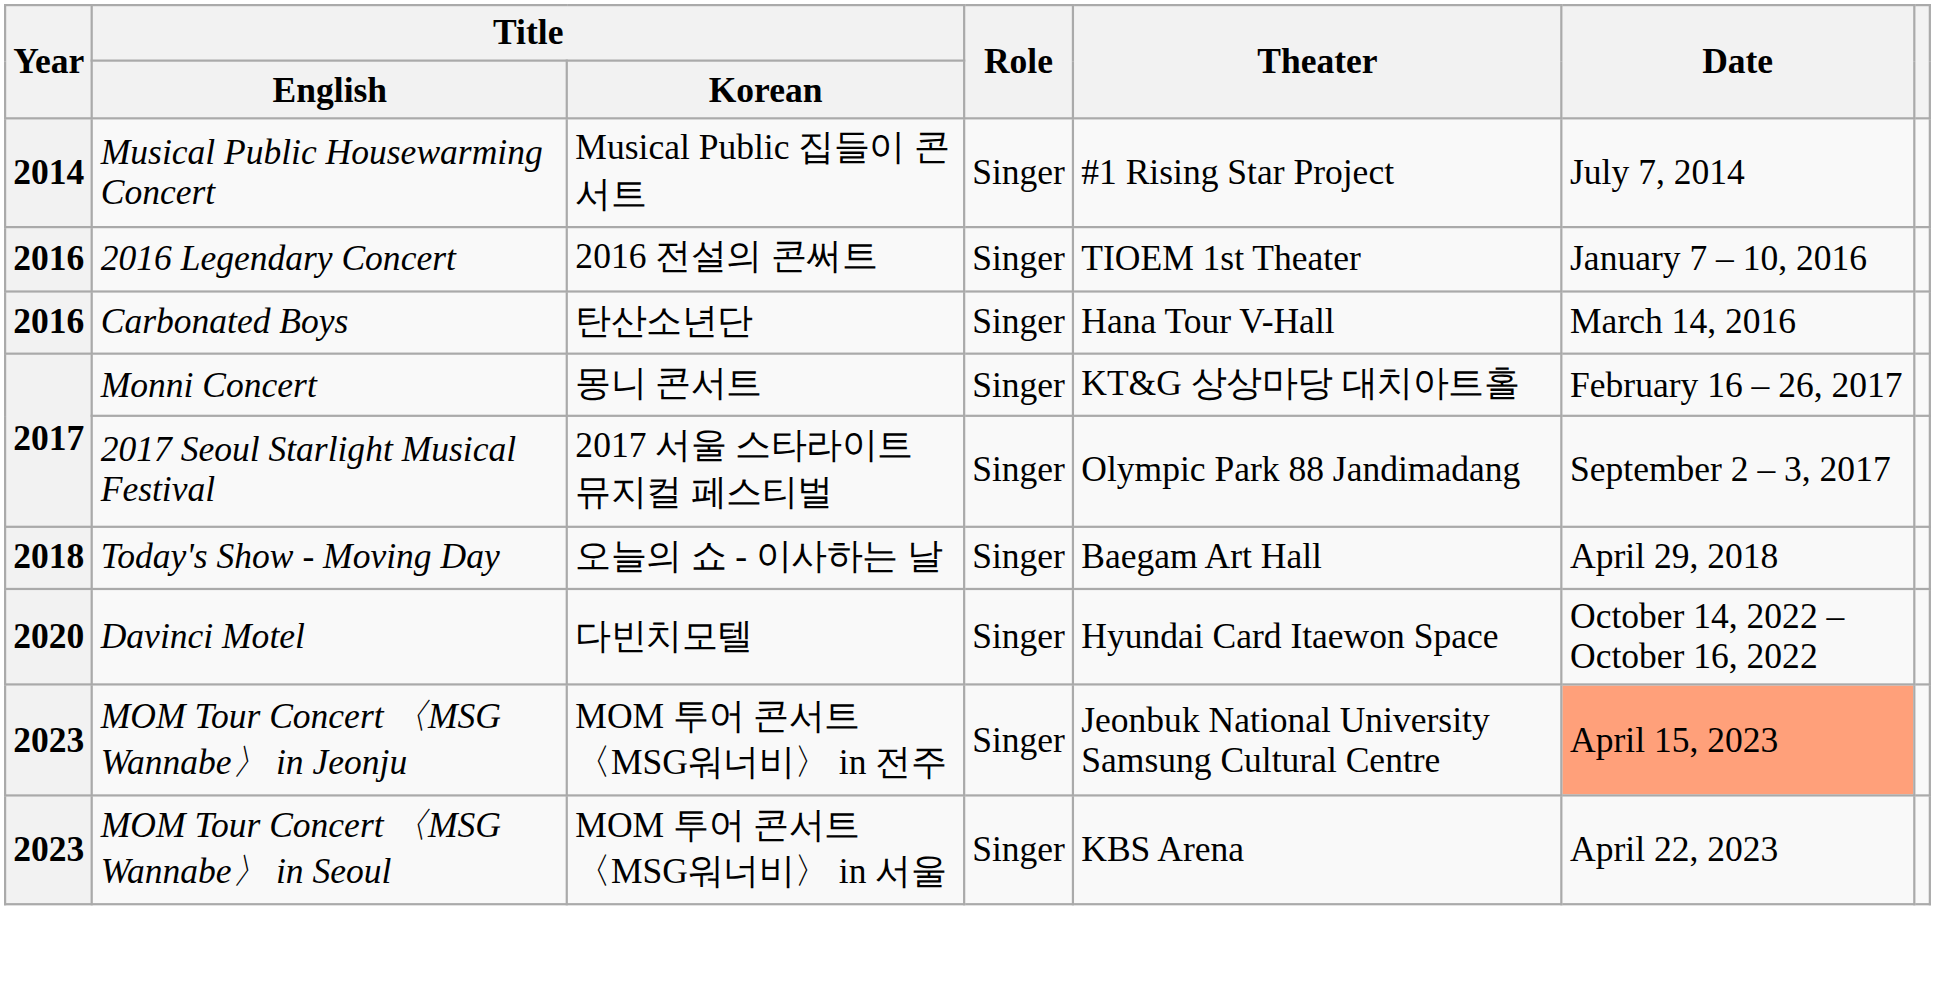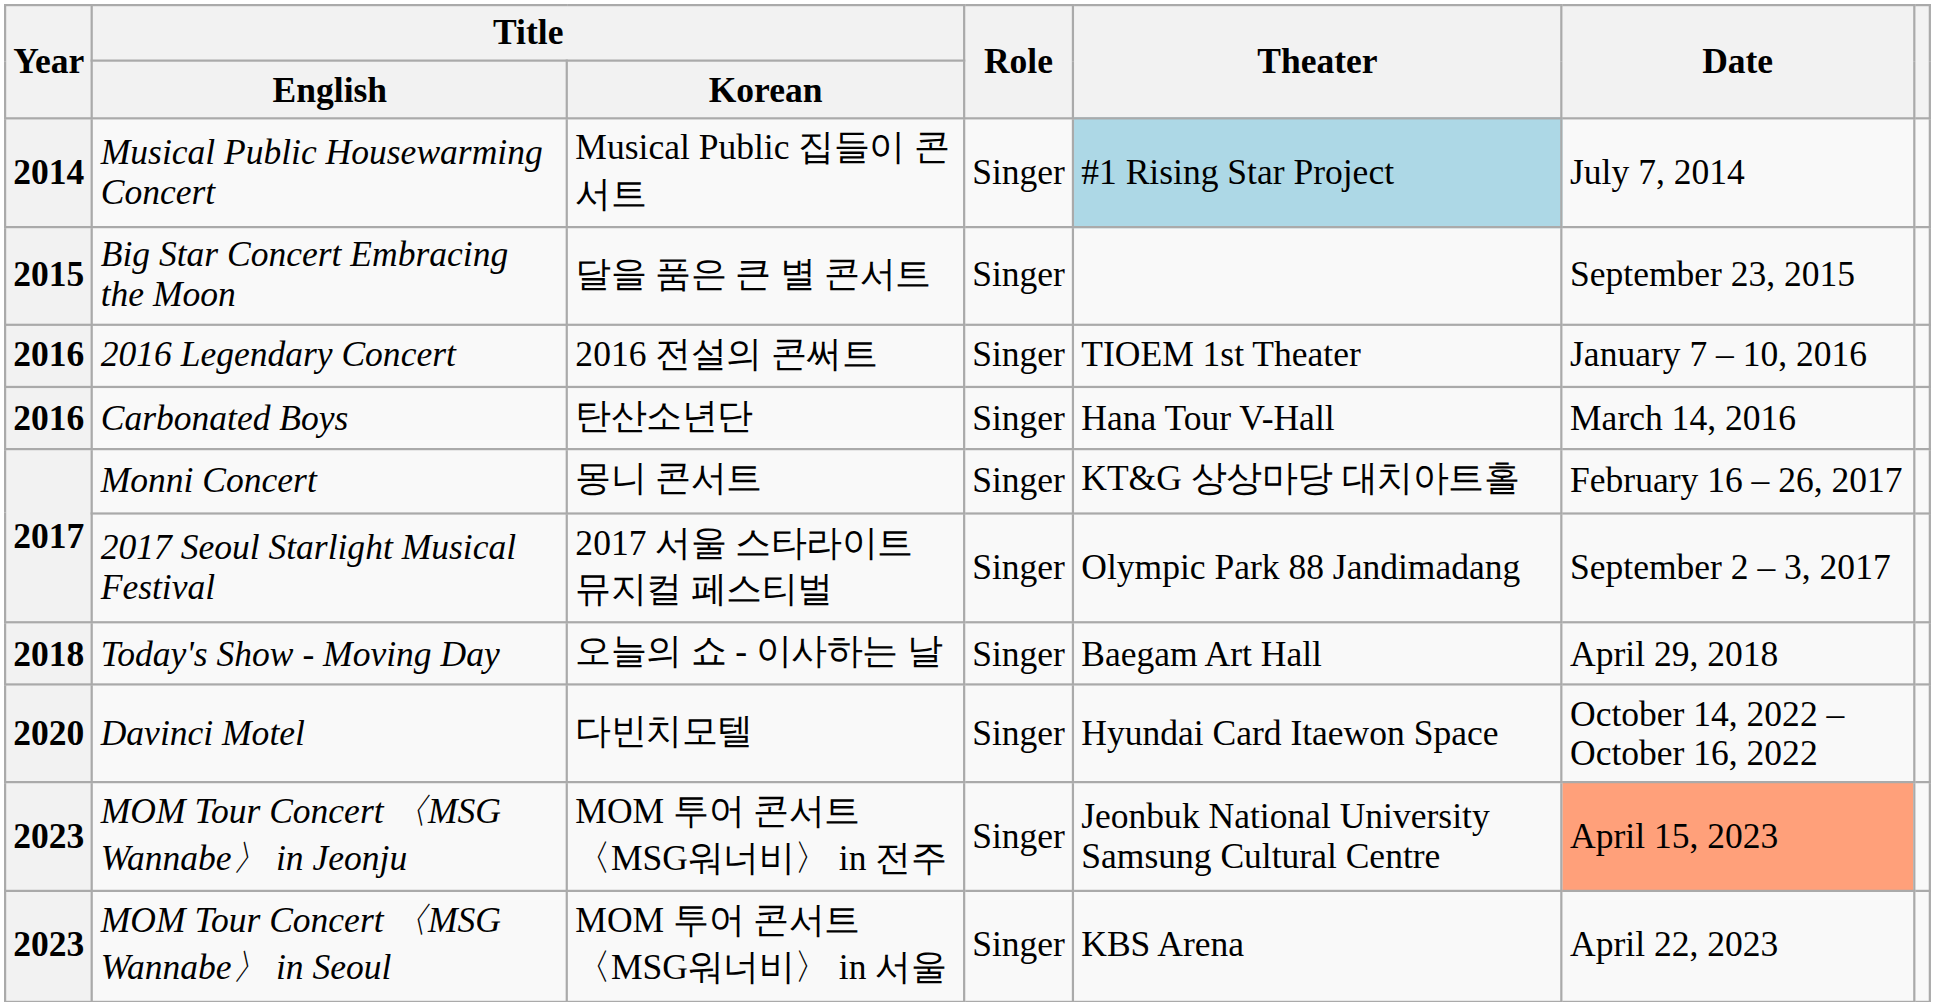(1238, 171) no background -> (1238, 171) lightblue background
+ row: (304, 274)
